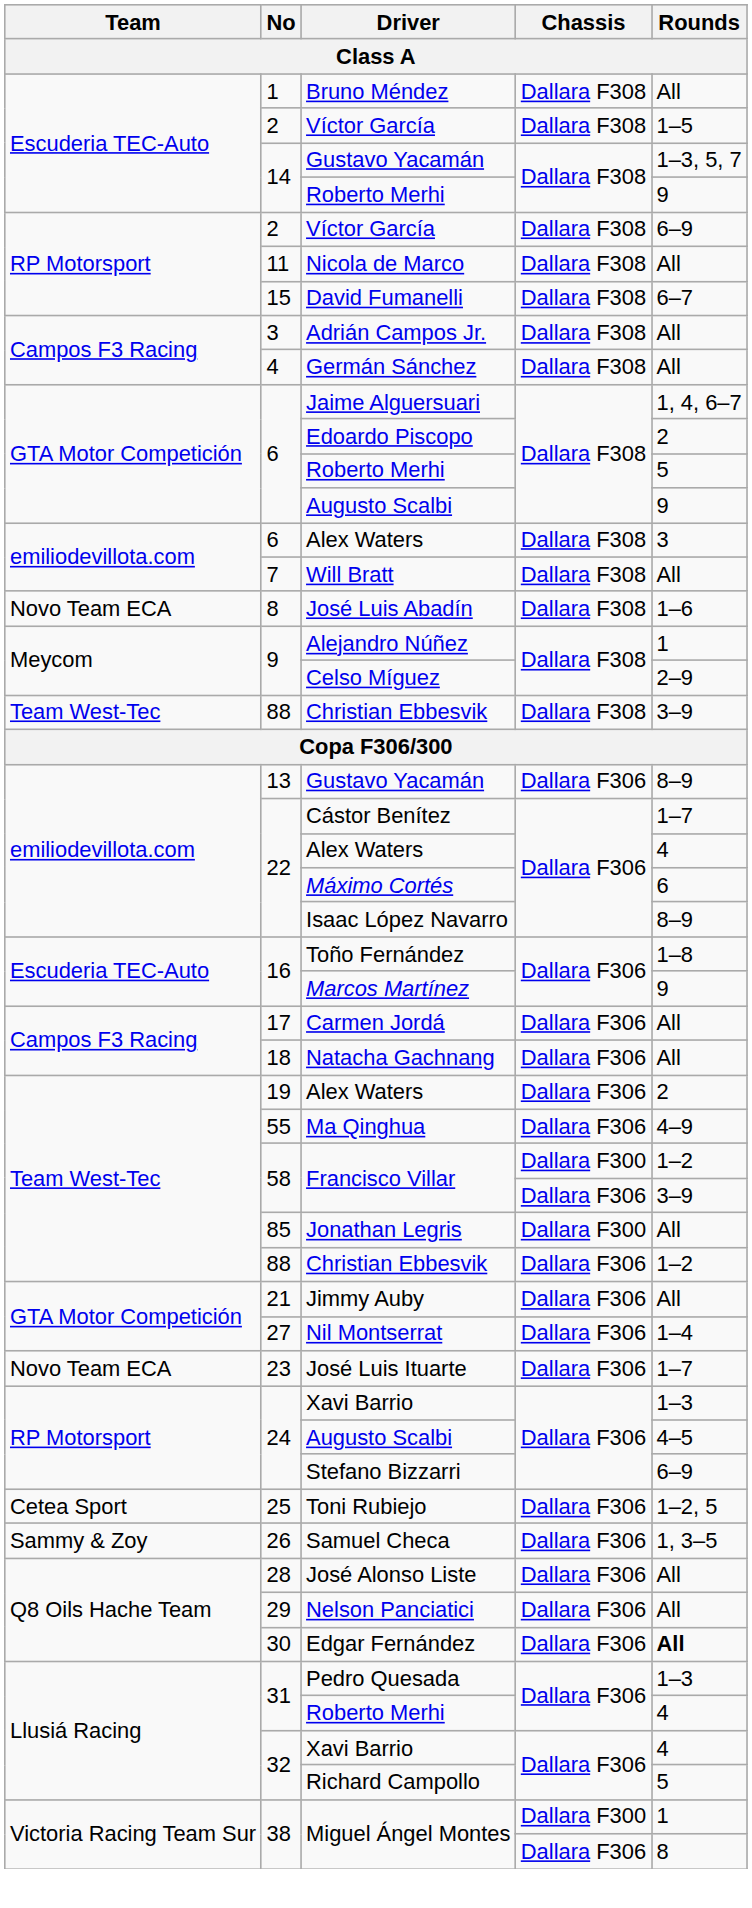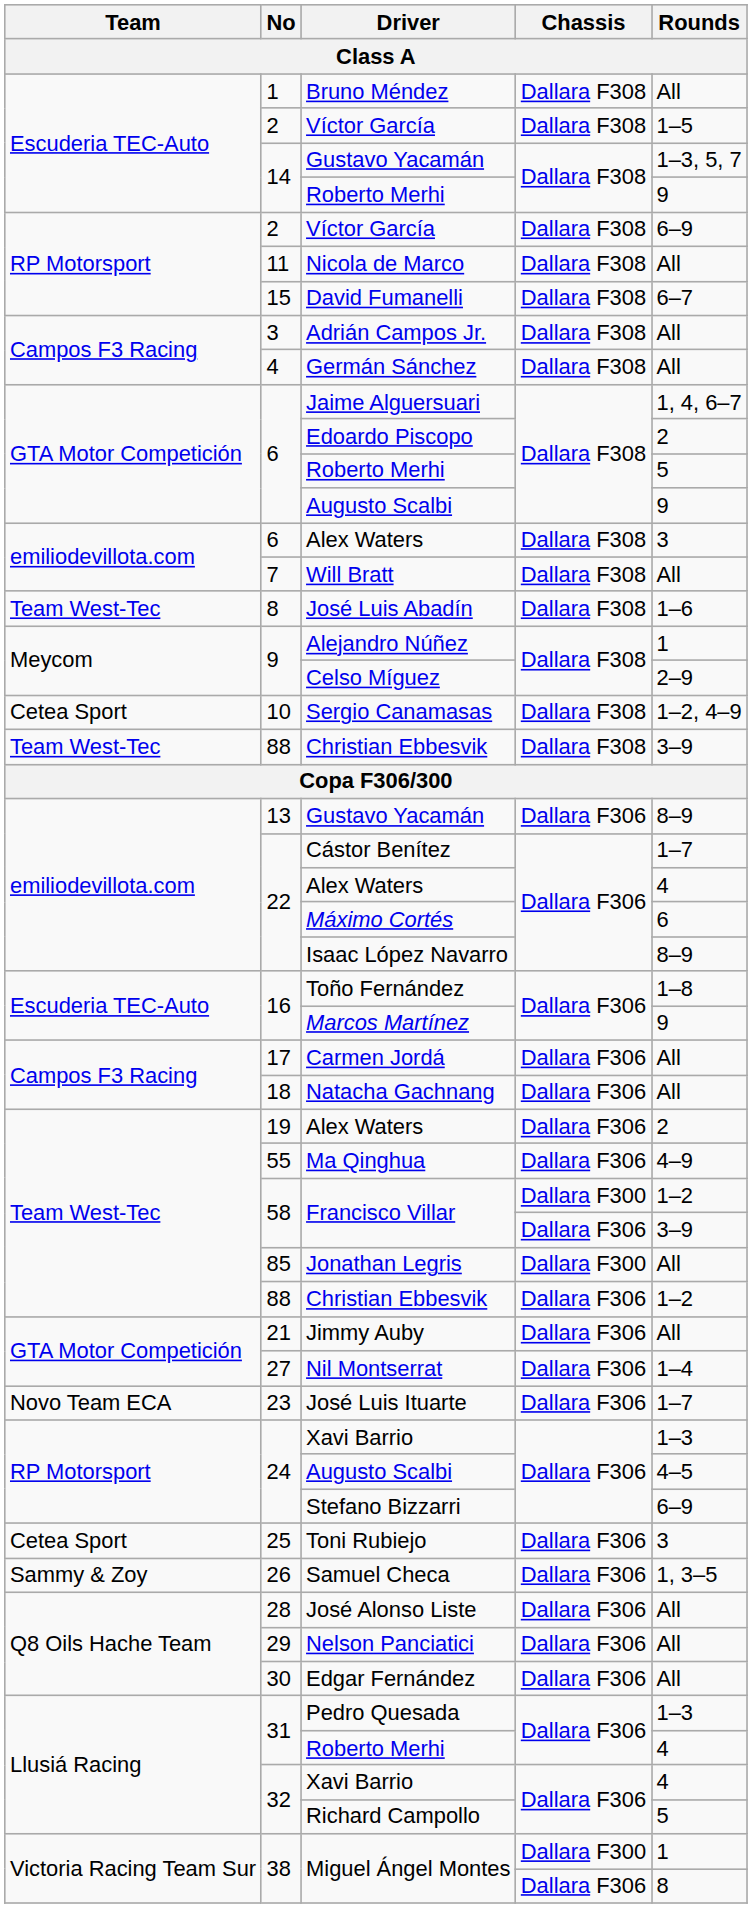(91, 608) Novo Team ECA -> (85, 608) Team West-Tec
+ row: (279, 712)
(687, 1506) 1–2, 5 -> (663, 1540) 3
(670, 1644) bold -> (669, 1678) normal
